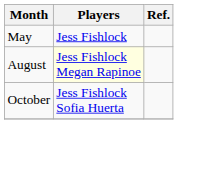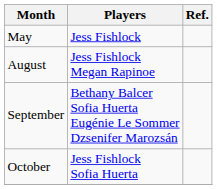(99, 64) lightyellow background -> (113, 64) no background
+ row: (36, 115)
